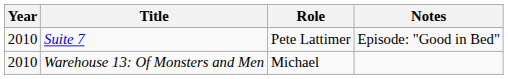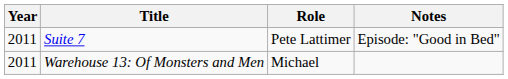(23, 39) 2010 -> (22, 39) 2011
(23, 62) 2010 -> (22, 62) 2011
